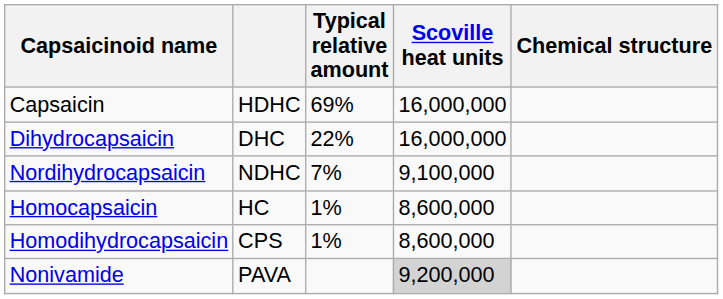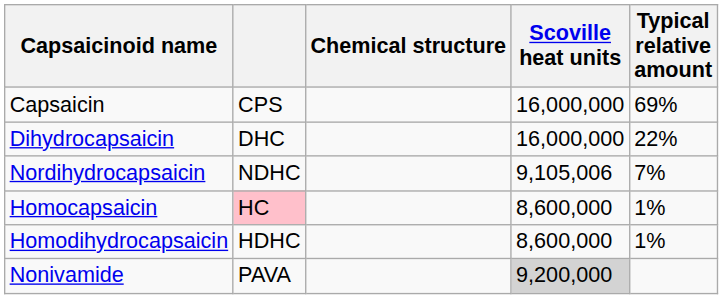columns swapped: (349, 45) <-> (614, 45)
(269, 104) HDHC -> (260, 104) CPS
(446, 172) 9,100,000 -> (564, 172) 9,105,006
(254, 207) no background -> (254, 207) pink background
(260, 241) CPS -> (269, 241) HDHC
